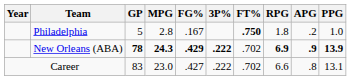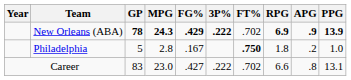rows swapped: (60, 31) <-> (78, 49)
